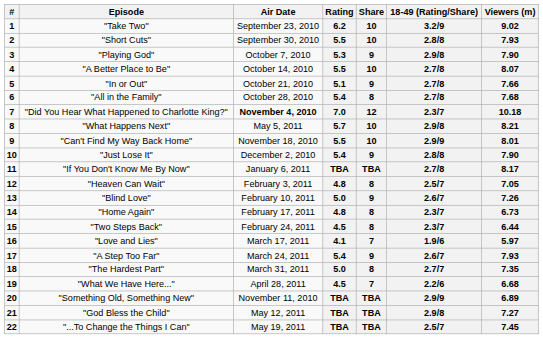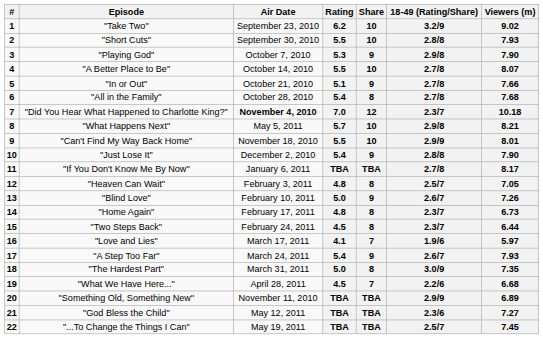(434, 270) 2.7/7 -> (434, 270) 3.0/9
(434, 313) 2.9/8 -> (434, 313) 2.3/6
